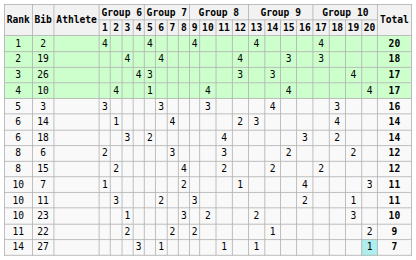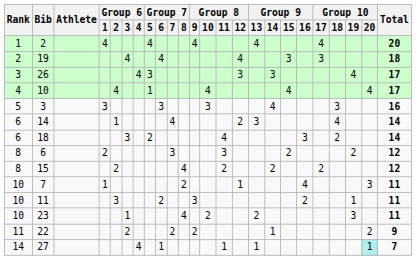(184, 216) 3 -> (184, 216) 4
(394, 216) 10 -> (394, 216) 11
(139, 247) 3 -> (139, 247) 4
